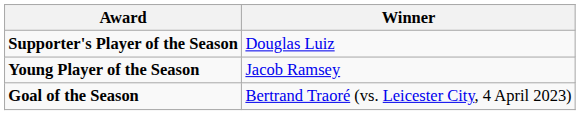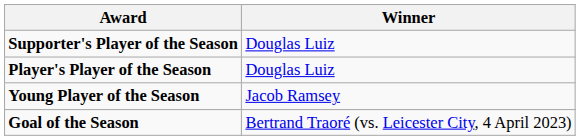+ row: (110, 69)
